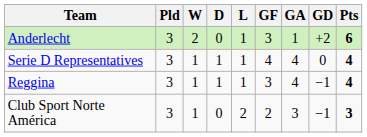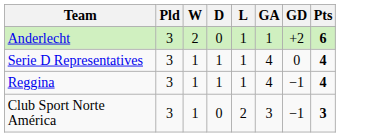- column: (268, 15)
